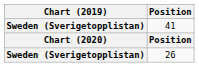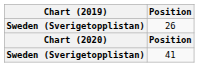rows swapped: (170, 26) <-> (170, 55)
